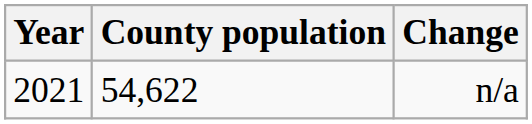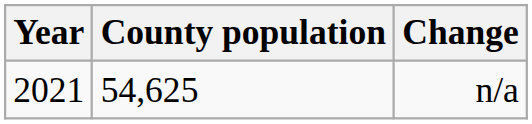(150, 88) 54,622 -> (150, 88) 54,625
